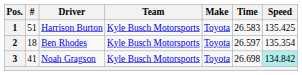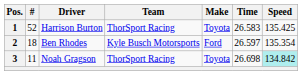(32, 27) 51 -> (32, 27) 52
(153, 27) Kyle Busch Motorsports -> (141, 27) ThorSport Racing
(217, 43) Toyota -> (213, 43) Ford
(32, 59) 41 -> (32, 59) 11
(153, 59) Kyle Busch Motorsports -> (141, 59) ThorSport Racing
